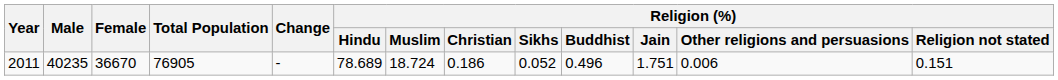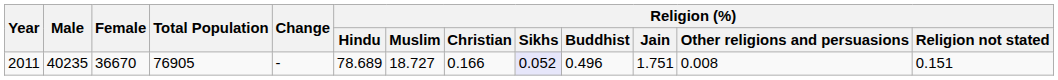(412, 63) 18.724 -> (412, 63) 18.727
(466, 63) 0.186 -> (466, 63) 0.166
(537, 63) no background -> (537, 63) lavender background
(699, 63) 0.006 -> (699, 63) 0.008
